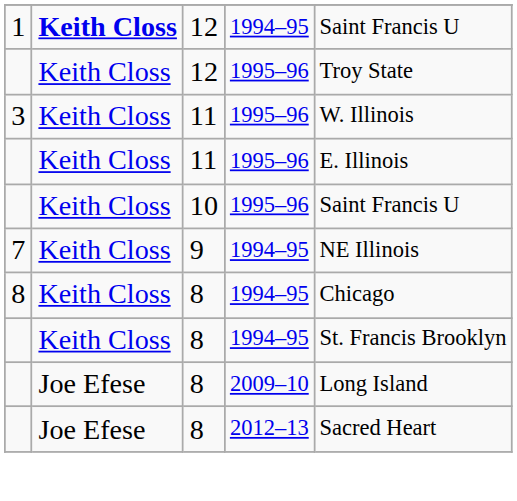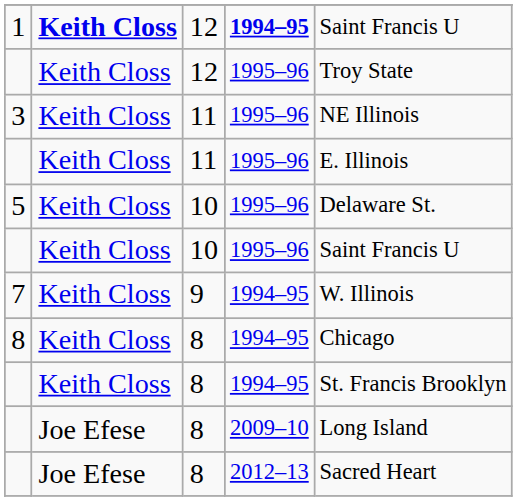(269, 26) normal -> (269, 26) bold
(367, 116) W. Illinois -> (369, 116) NE Illinois
+ row: (18, 205)
(369, 250) NE Illinois -> (367, 294) W. Illinois
